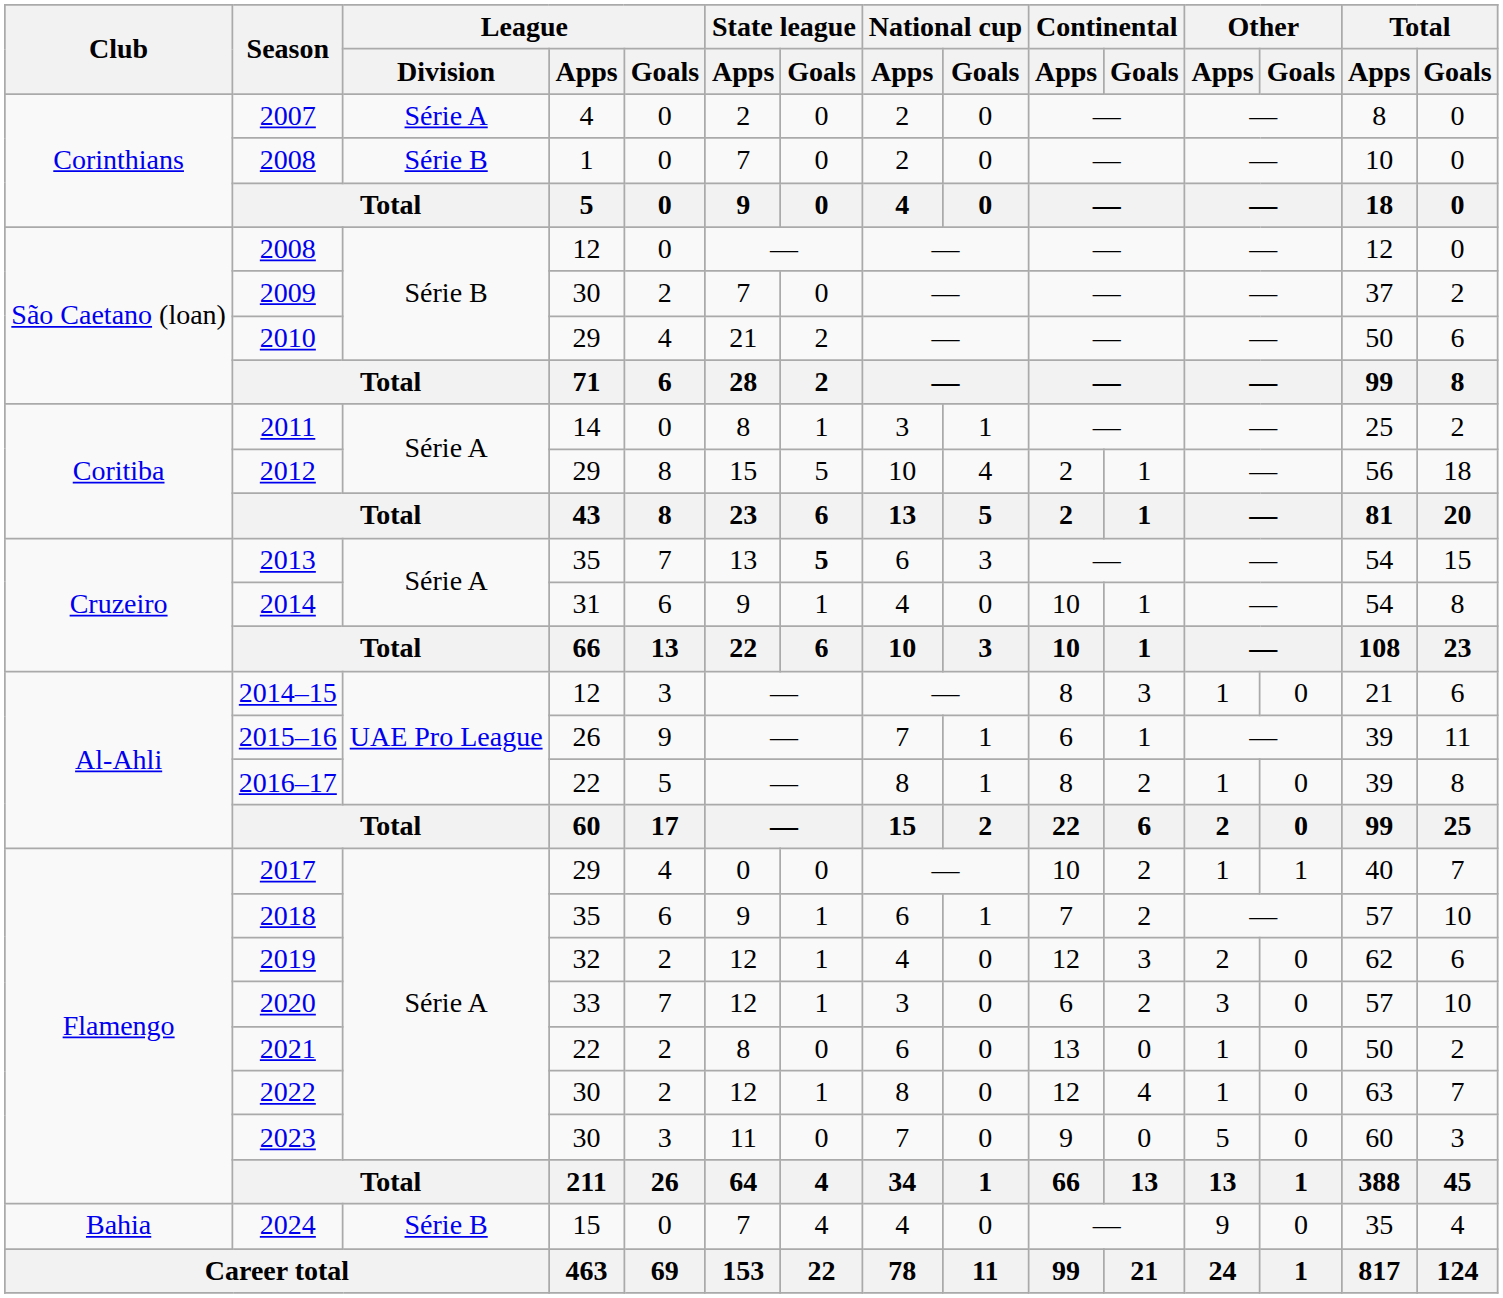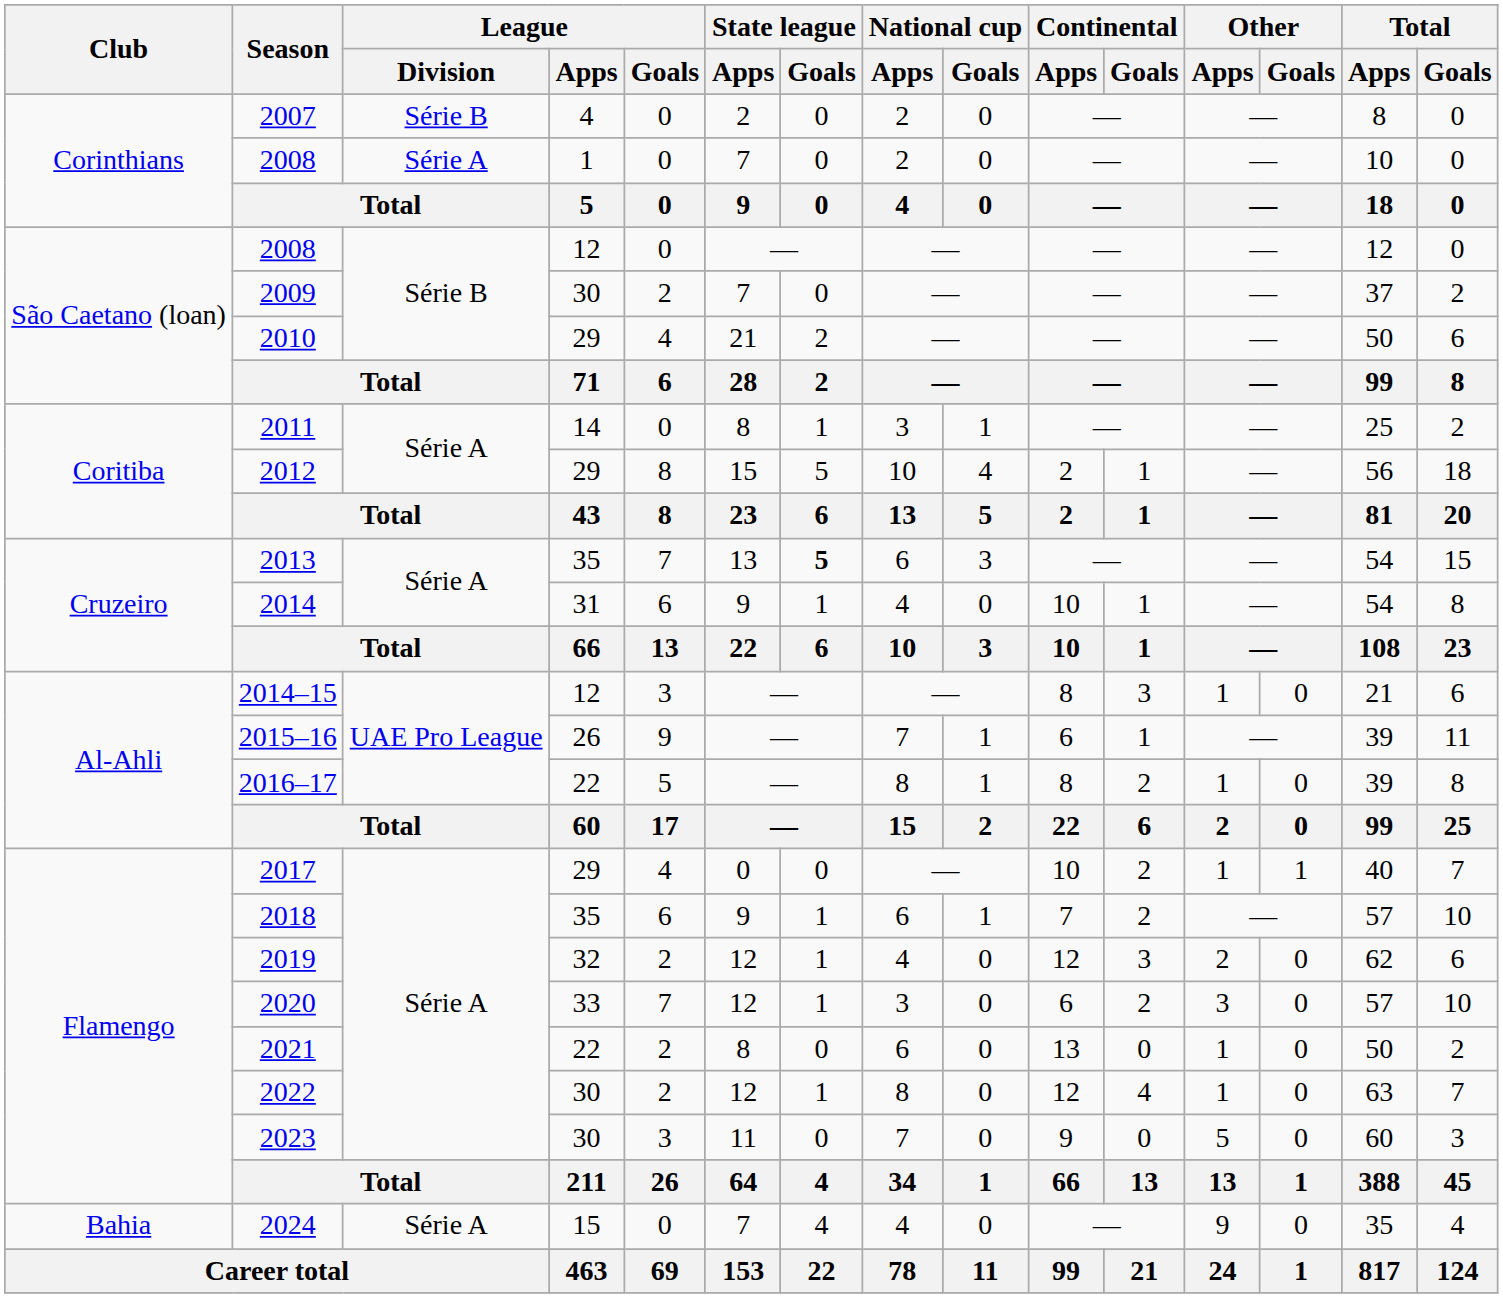(446, 115) Série A -> (446, 115) Série B
(446, 159) Série B -> (446, 159) Série A
(446, 1225) Série B -> (446, 1225) Série A
